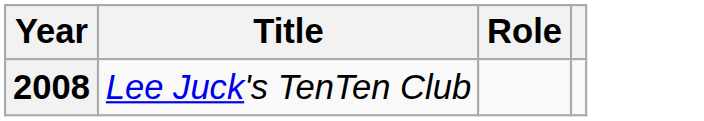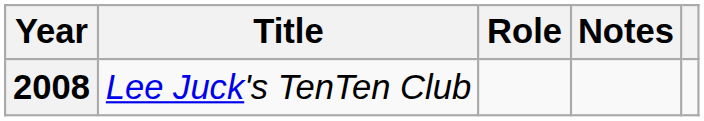+ column: (626, 31)
